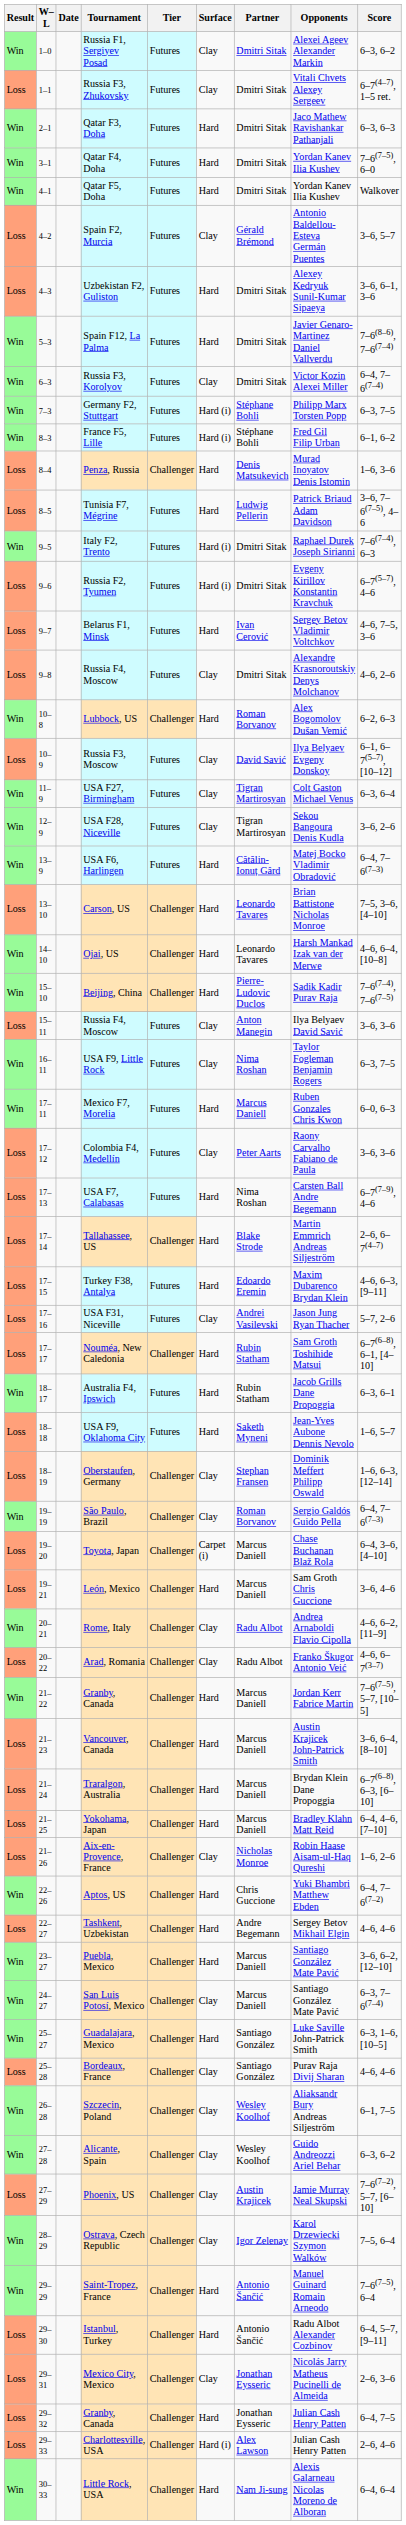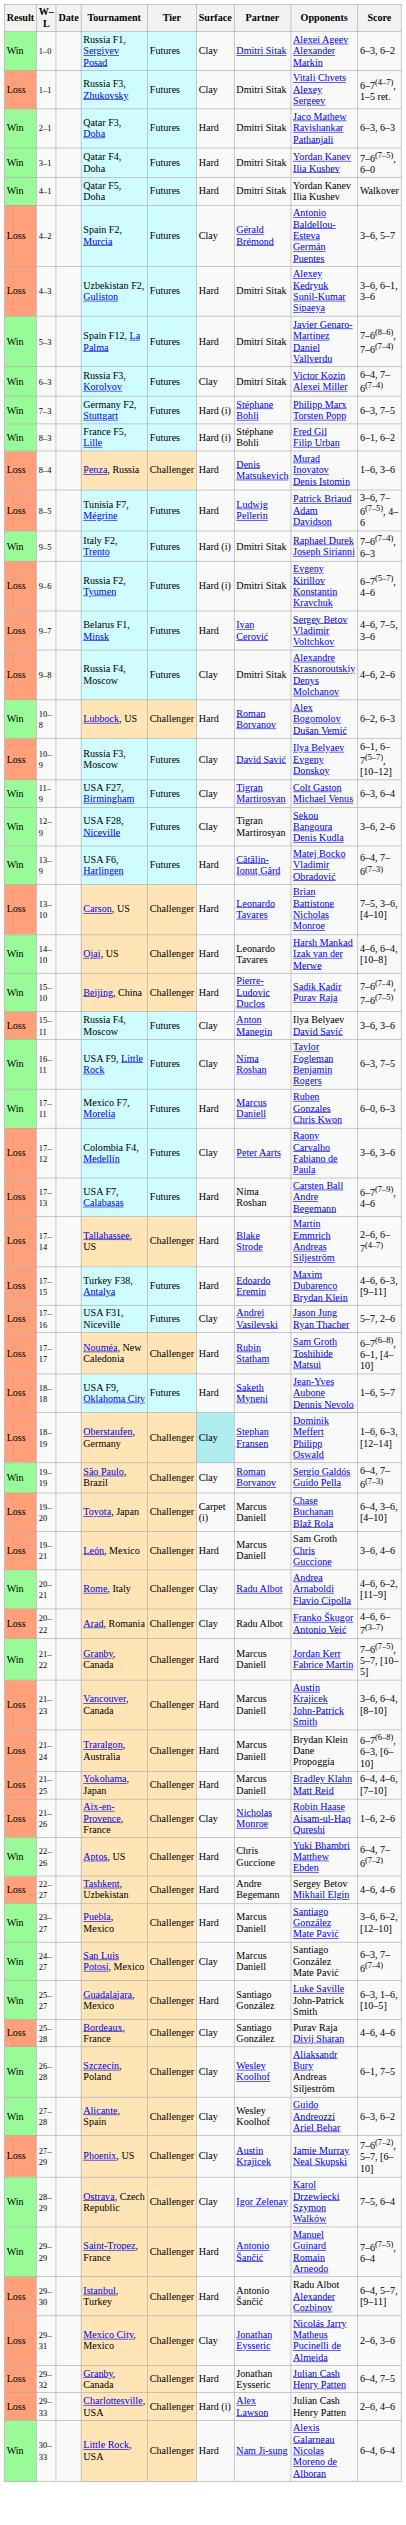- row: (45, 1394)
(208, 1476) no background -> (208, 1437) paleturquoise background
